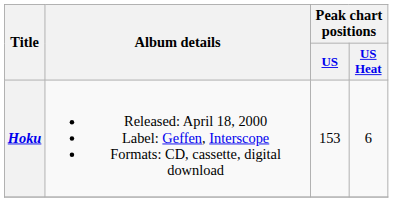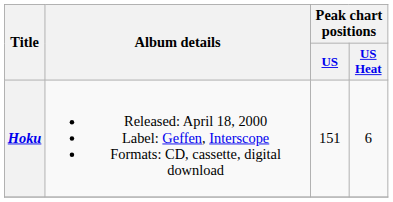(330, 138) 153 -> (330, 138) 151
